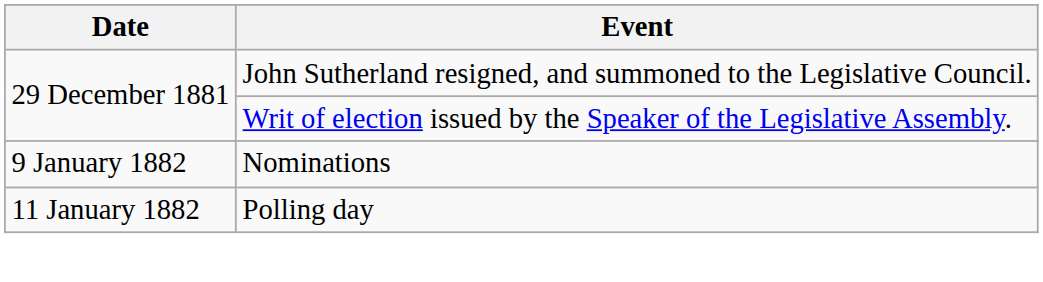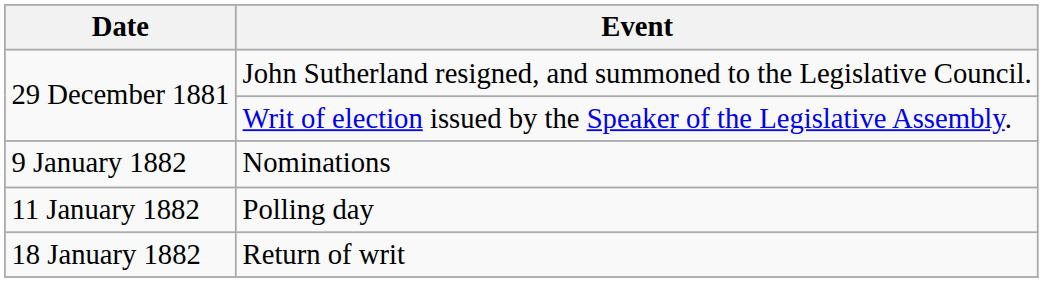+ row: (324, 254)
